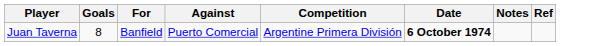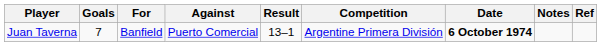+ column: (281, 13)
(99, 32) 8 -> (99, 32) 7
